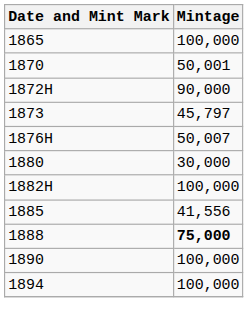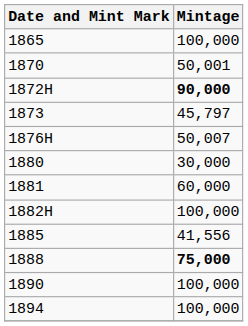(204, 90) normal -> (204, 90) bold
+ row: (26, 187)
